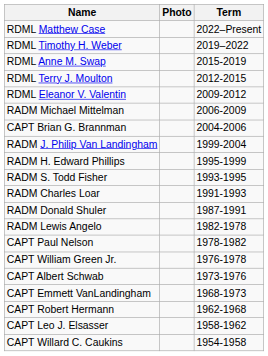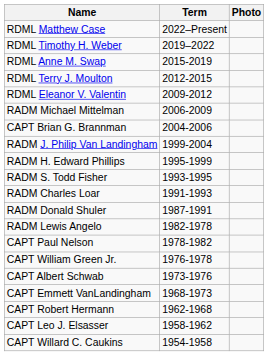columns swapped: (177, 12) <-> (229, 12)
